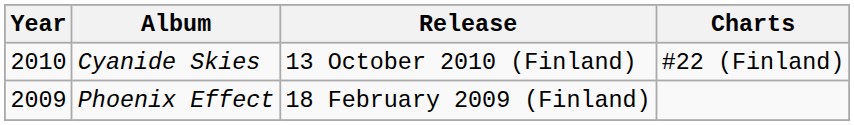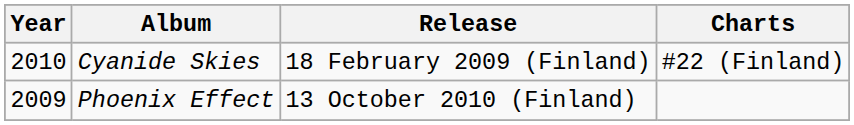(461, 62) 13 October 2010 (Finland) -> (468, 62) 18 February 2009 (Finland)
(468, 100) 18 February 2009 (Finland) -> (461, 100) 13 October 2010 (Finland)
